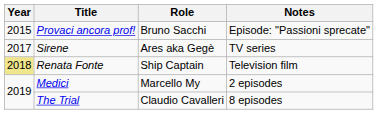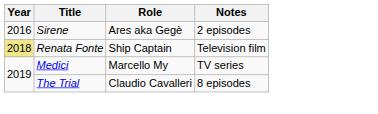- row: (86, 30)
(19, 48) 2017 -> (19, 30) 2016
(252, 48) TV series -> (224, 30) 2 episodes
(256, 83) 2 episodes -> (220, 65) TV series
